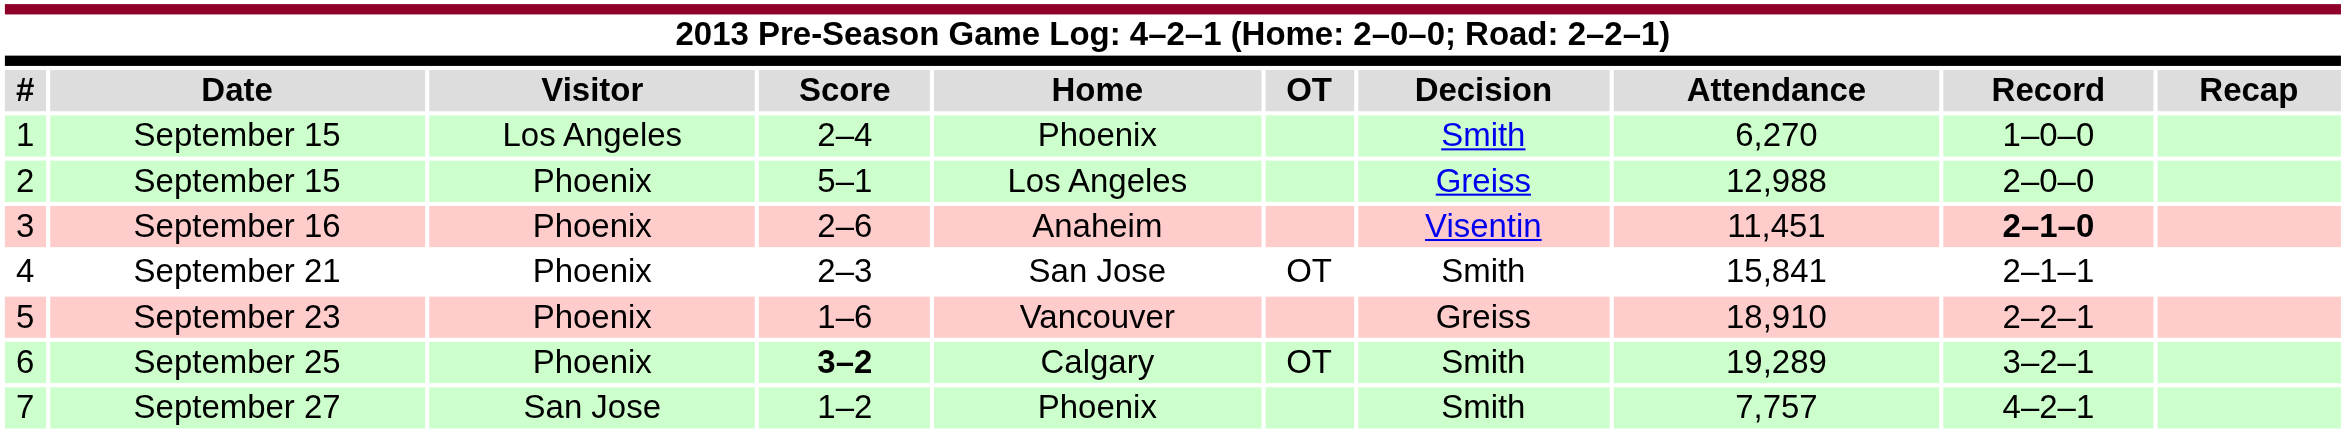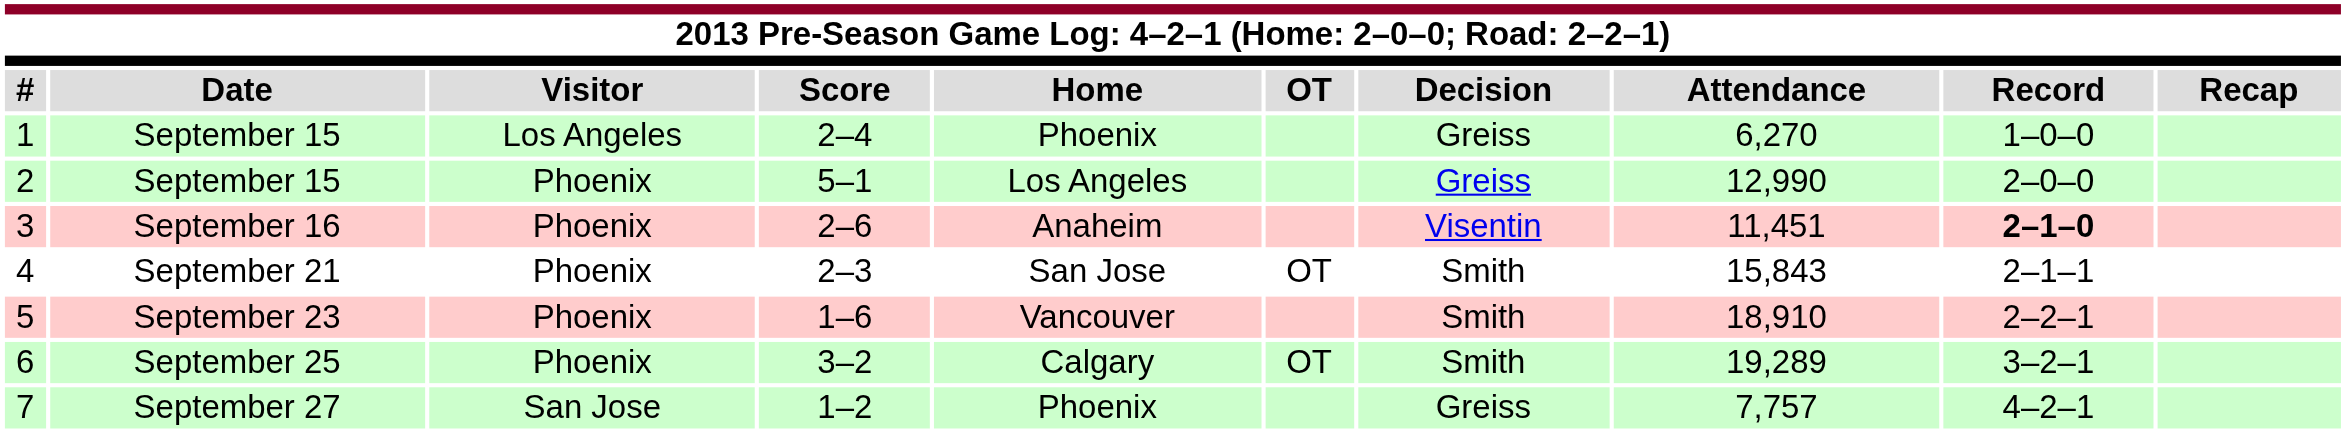(1483, 135) Smith -> (1483, 135) Greiss
(1776, 180) 12,988 -> (1776, 180) 12,990
(1776, 271) 15,841 -> (1776, 271) 15,843
(1483, 316) Greiss -> (1483, 316) Smith
(845, 362) bold -> (845, 362) normal
(1483, 407) Smith -> (1483, 407) Greiss
